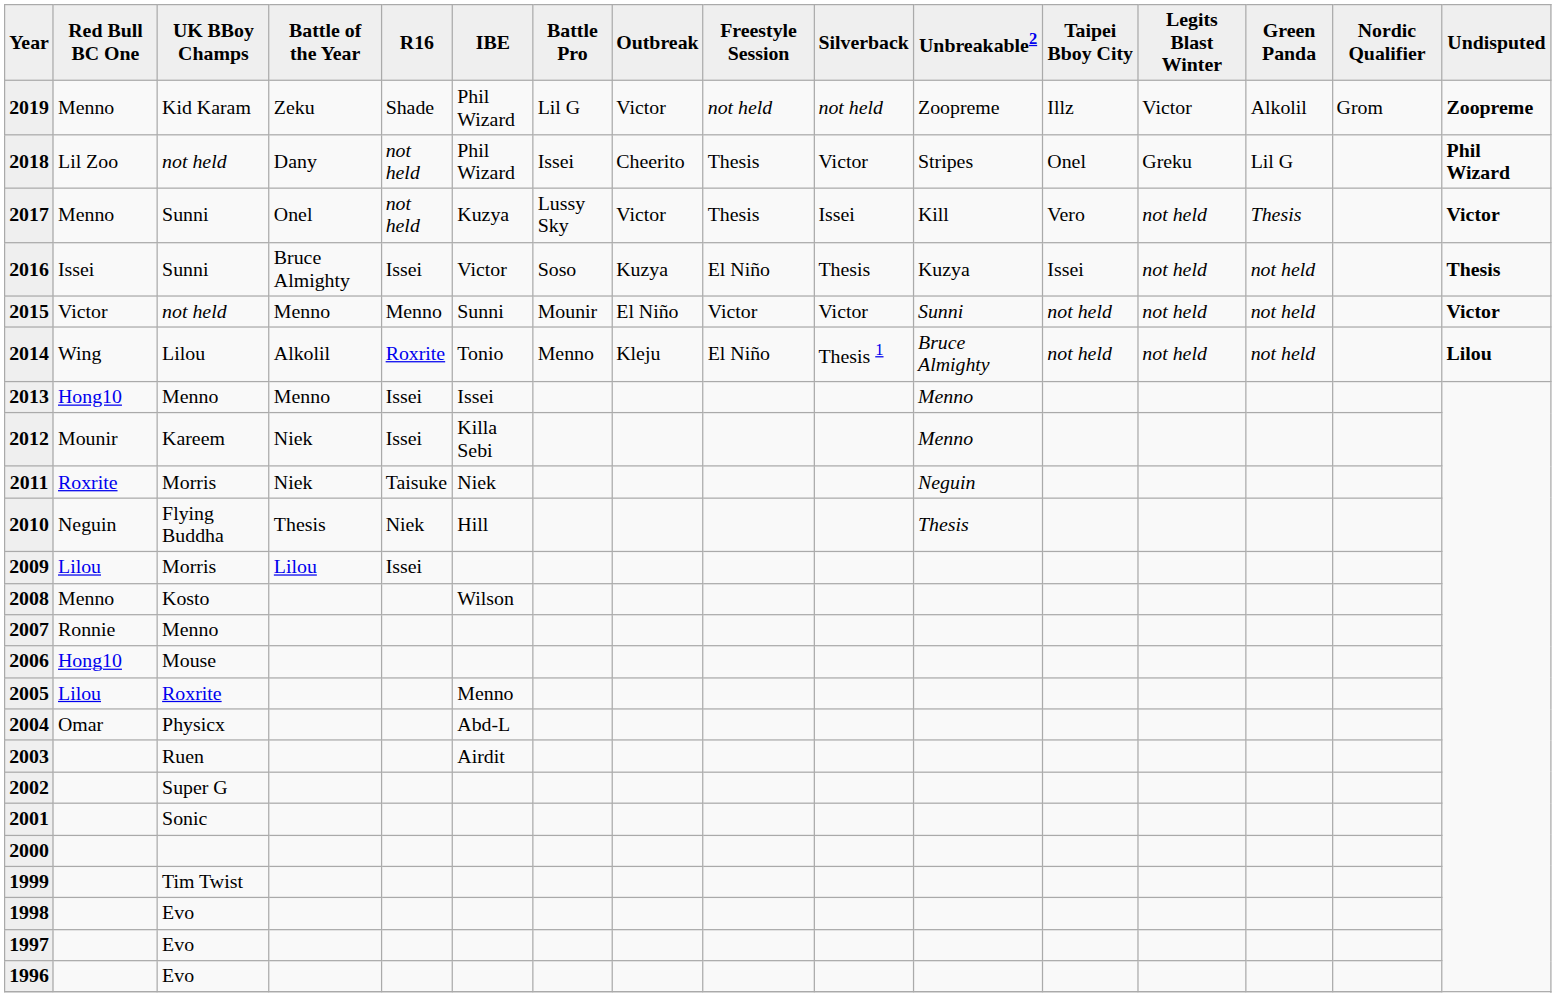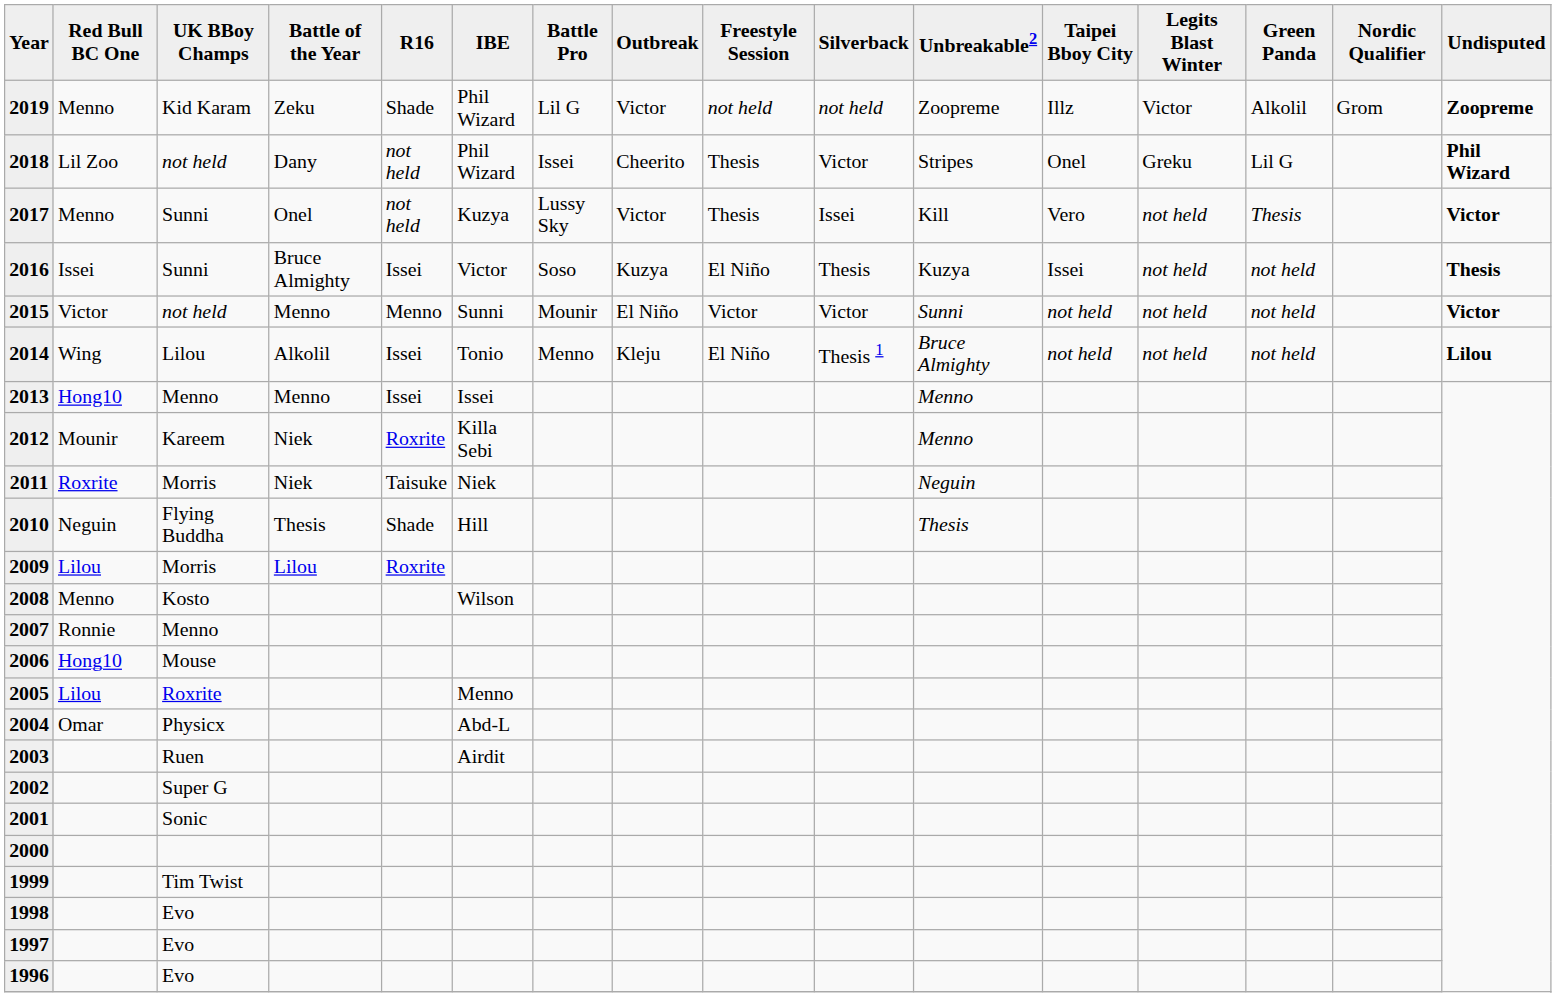(415, 354) Roxrite -> (404, 354) Issei
(404, 439) Issei -> (415, 439) Roxrite
(405, 524) Niek -> (410, 524) Shade
(404, 567) Issei -> (415, 567) Roxrite
